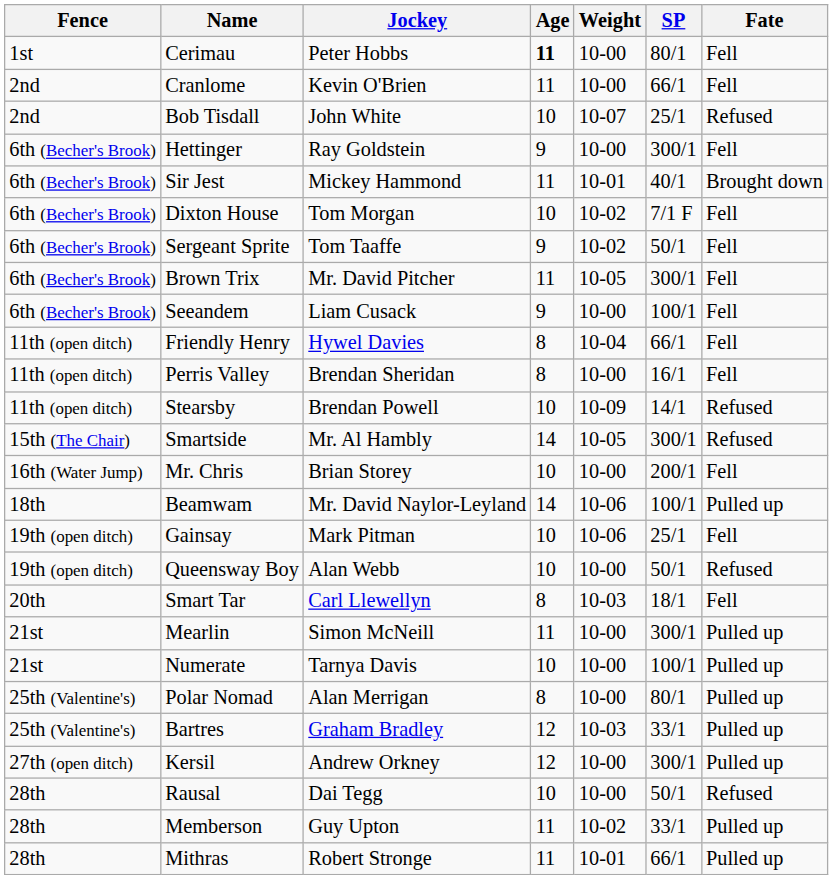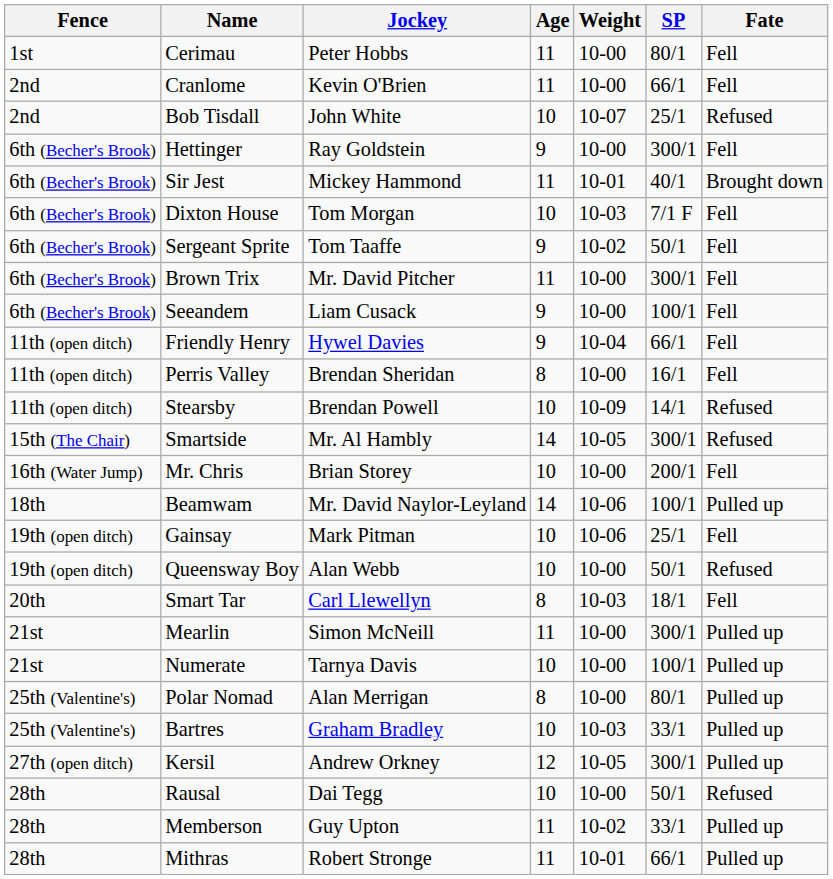(545, 52) bold -> (545, 52) normal
(603, 213) 10-02 -> (603, 213) 10-03
(603, 278) 10-05 -> (603, 278) 10-00
(541, 342) 8 -> (541, 342) 9
(546, 729) 12 -> (546, 729) 10
(603, 761) 10-00 -> (603, 761) 10-05
